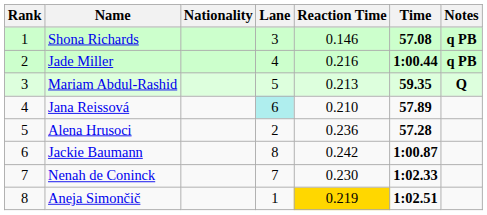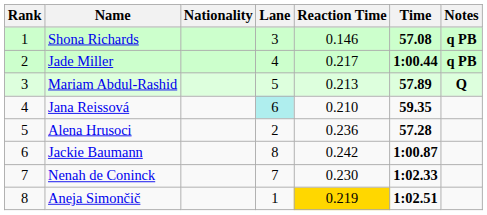(342, 61) 0.216 -> (342, 61) 0.217
(415, 84) 59.35 -> (415, 84) 57.89
(415, 107) 57.89 -> (415, 107) 59.35
